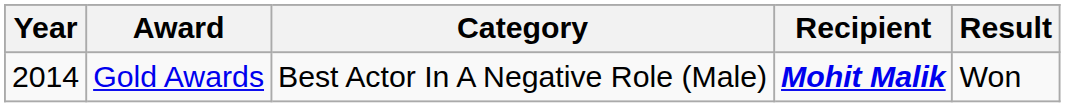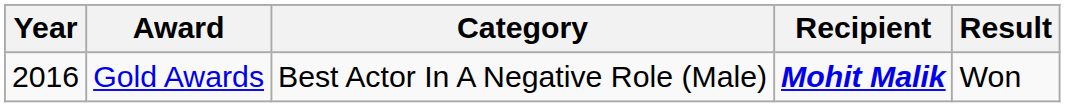(46, 76) 2014 -> (46, 76) 2016
